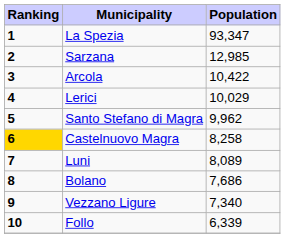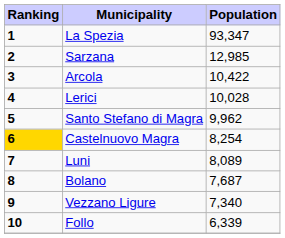(229, 98) 10,029 -> (229, 98) 10,028
(226, 139) 8,258 -> (226, 139) 8,254
(226, 181) 7,686 -> (226, 181) 7,687
